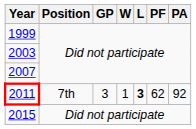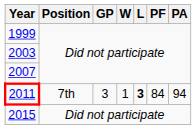(158, 93) 62 -> (158, 93) 84
(180, 93) 92 -> (180, 93) 94
